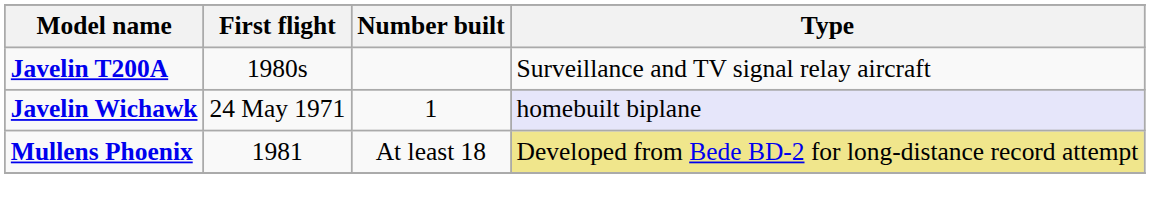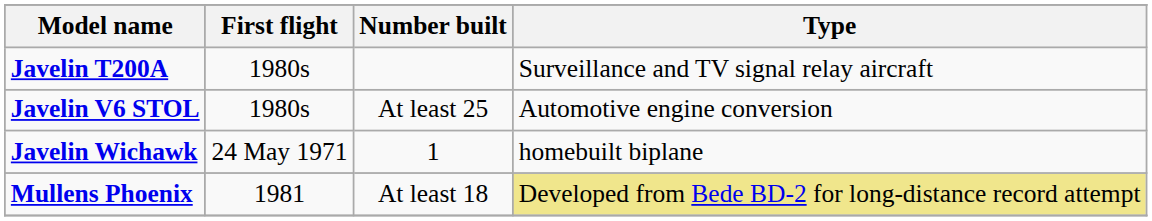+ row: (105, 109)
(609, 109) lavender background -> (611, 152) no background
